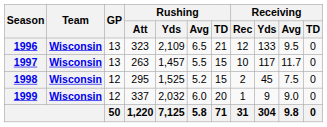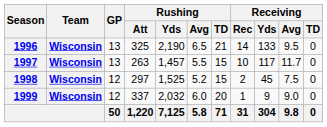(140, 46) 323 -> (140, 46) 325
(171, 46) 2,109 -> (171, 46) 2,190
(243, 46) 12 -> (243, 46) 14
(140, 79) 295 -> (140, 79) 297
